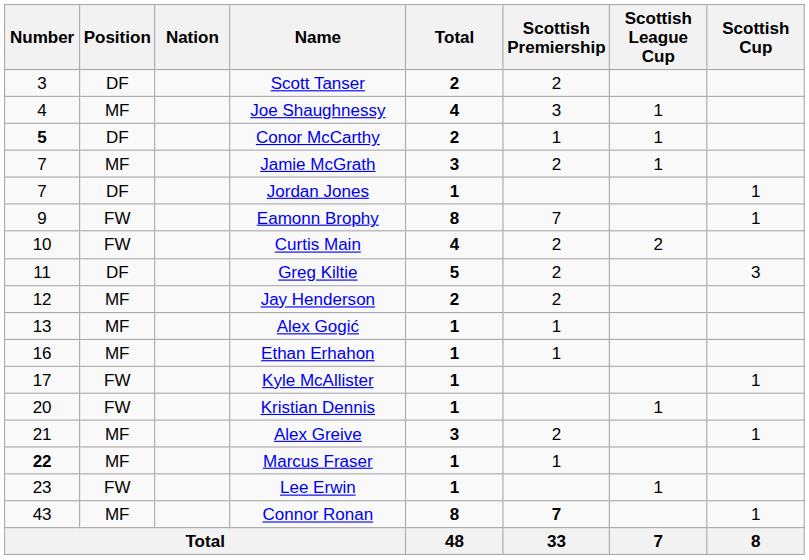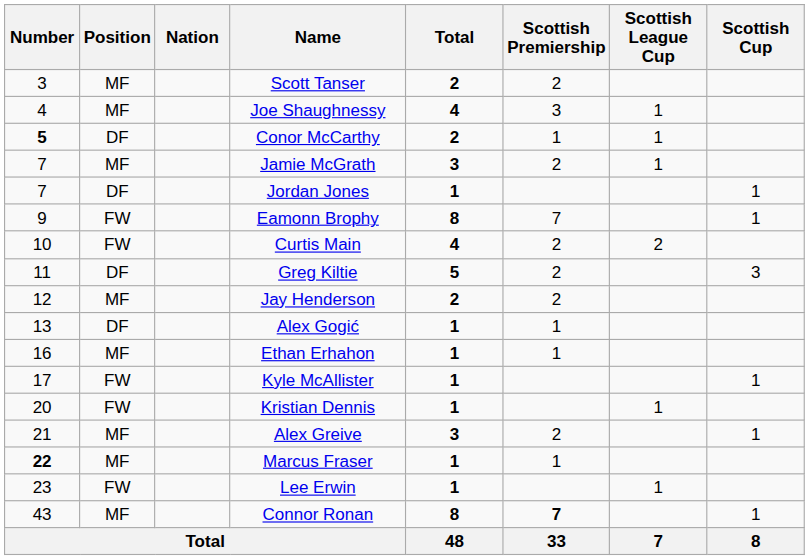(117, 83) DF -> (117, 83) MF
(117, 326) MF -> (117, 326) DF
